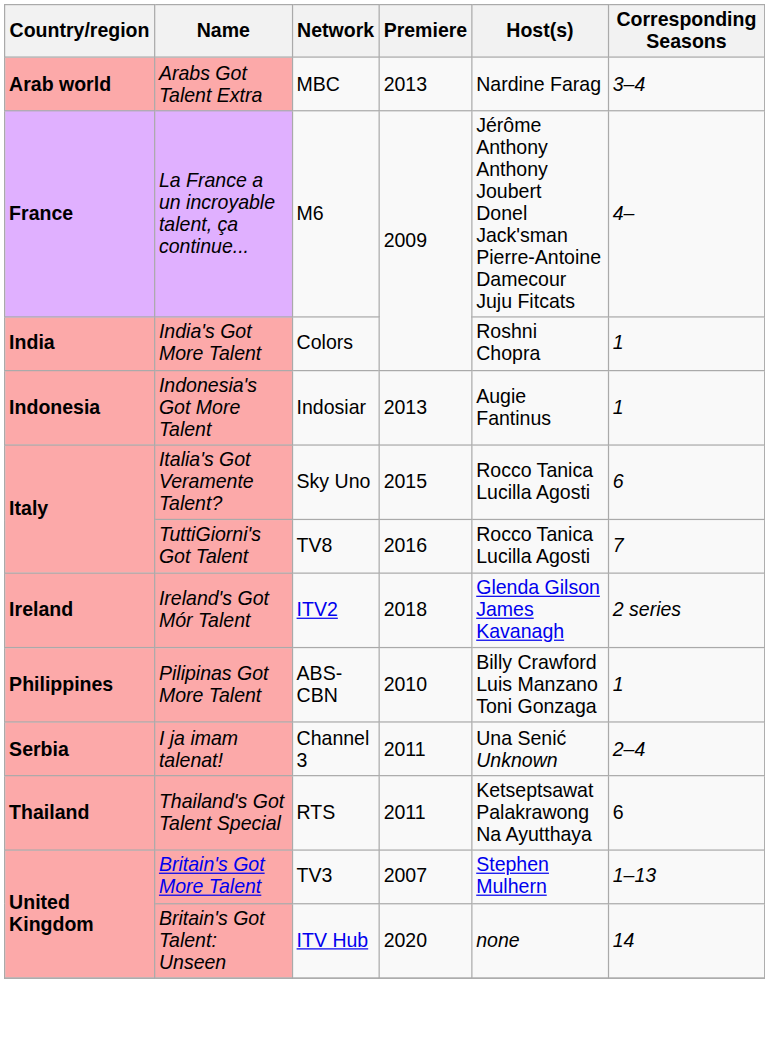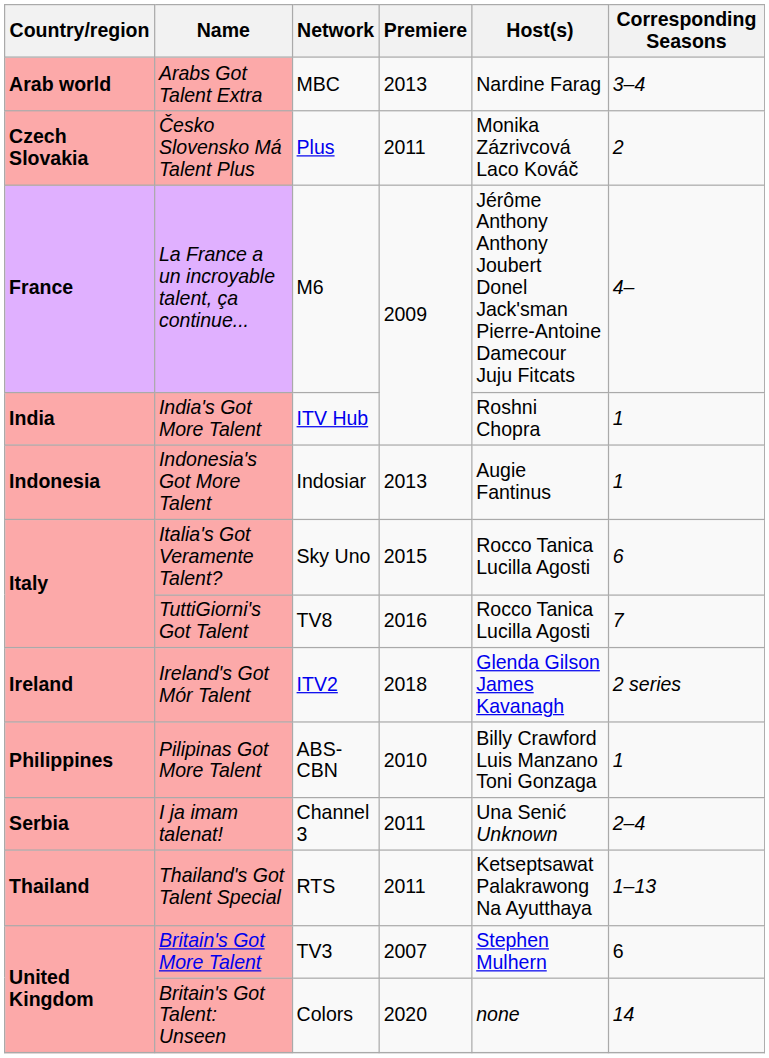+ row: (220, 147)
(325, 343) Colors -> (332, 418) ITV Hub
(618, 812) 6 -> (634, 887) 1–13
(634, 876) 1–13 -> (618, 951) 6
(332, 940) ITV Hub -> (325, 1015) Colors
